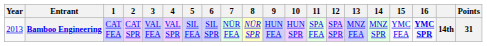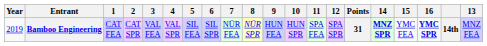columns swapped: (356, 10) <-> (469, 10)
(15, 29) 2013 -> (15, 29) 2019
(378, 29) normal -> (383, 29) bold
